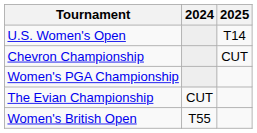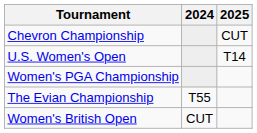rows swapped: (76, 56) <-> (67, 36)
(199, 98) CUT -> (199, 98) T55
(199, 118) T55 -> (199, 118) CUT
